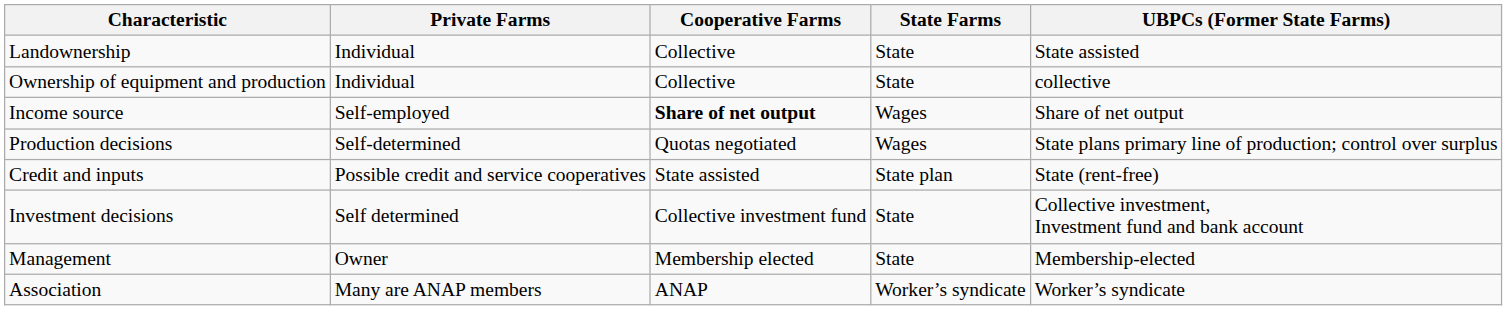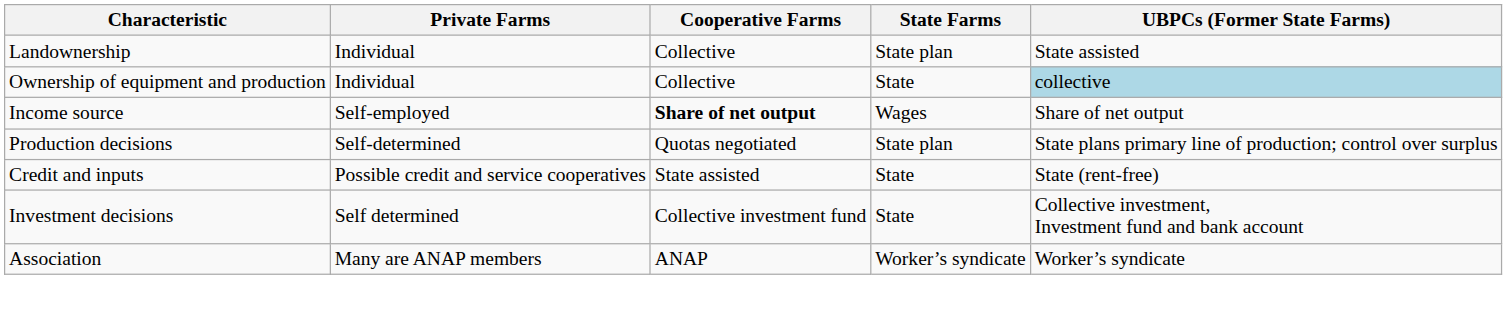(895, 50) State -> (914, 50) State plan
(1073, 81) no background -> (1073, 81) lightblue background
(901, 143) Wages -> (914, 143) State plan
(914, 174) State plan -> (895, 174) State
- row: (60, 258)
